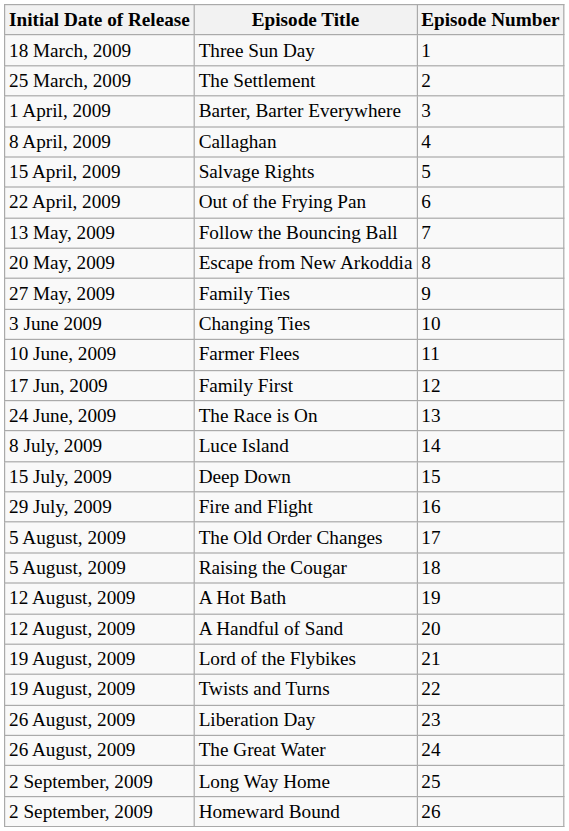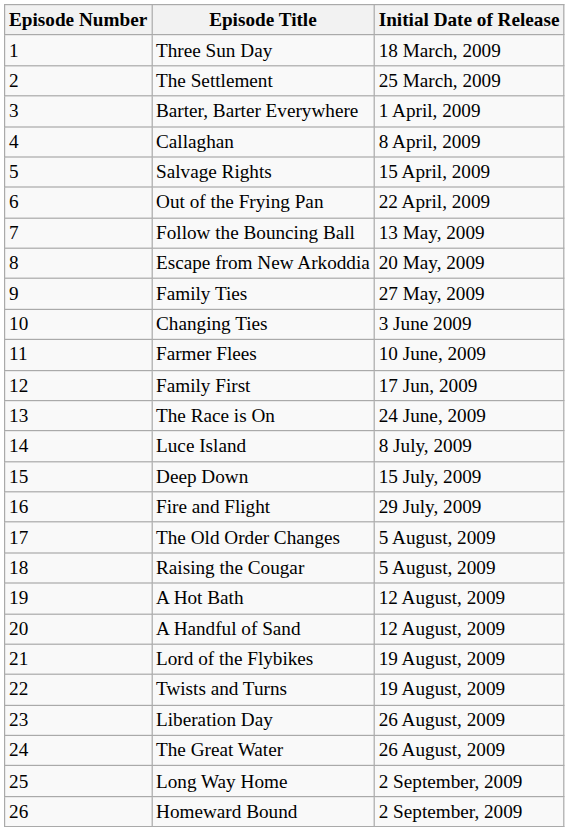columns swapped: (490, 19) <-> (99, 19)
